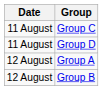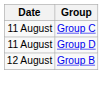- row: (76, 61)
